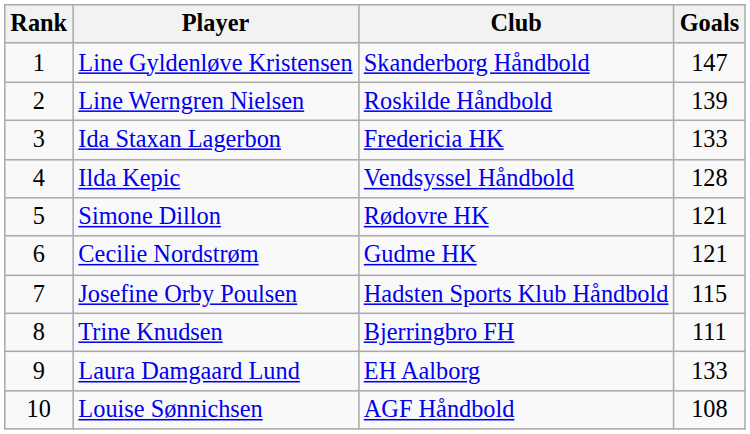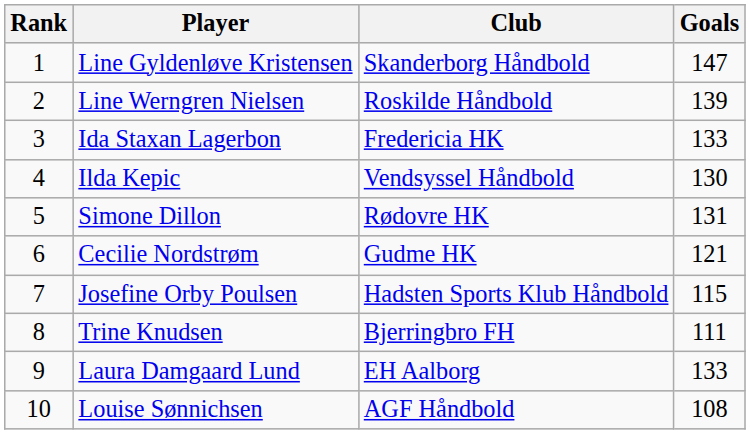(709, 178) 128 -> (709, 178) 130
(709, 216) 121 -> (709, 216) 131
